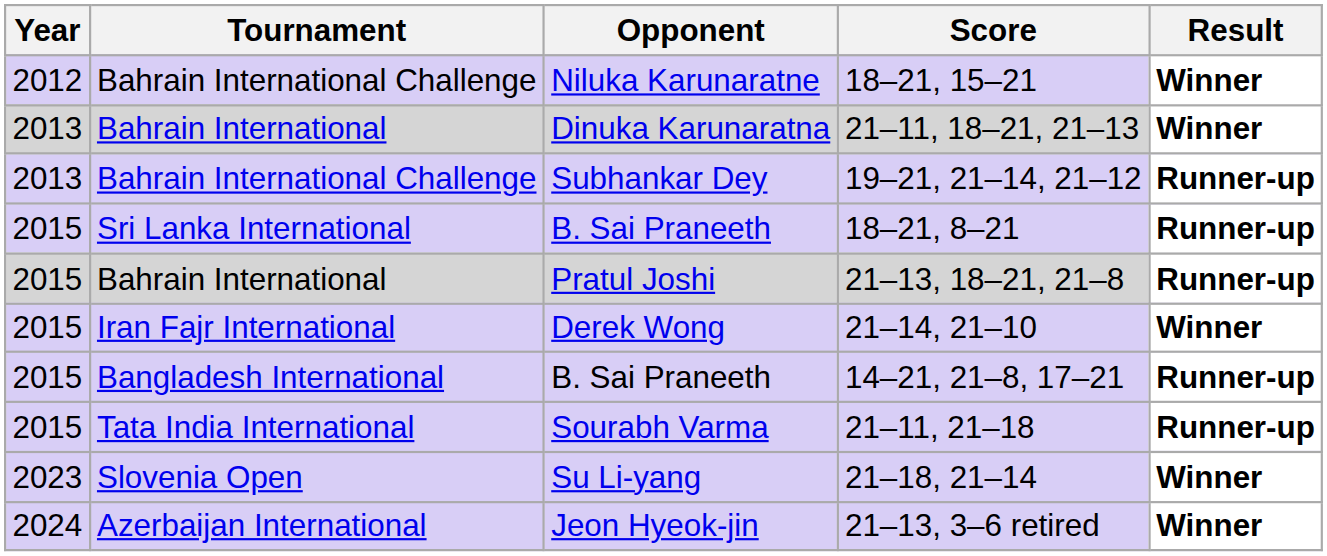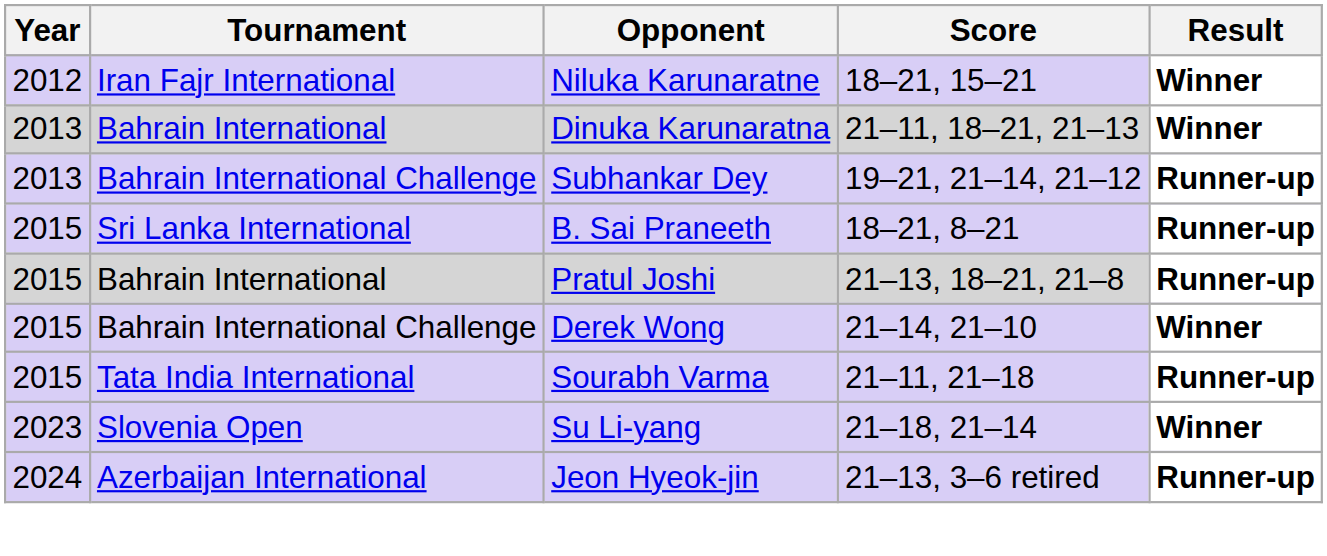(317, 80) Bahrain International Challenge -> (246, 80) Iran Fajr International
(246, 328) Iran Fajr International -> (317, 328) Bahrain International Challenge
- row: (661, 377)
(1209, 526) Winner -> (1236, 477) Runner-up
